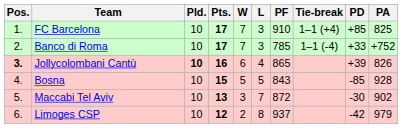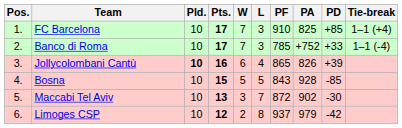columns swapped: (383, 13) <-> (319, 13)
(18, 64) bold -> (18, 64) normal
